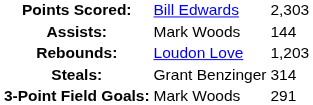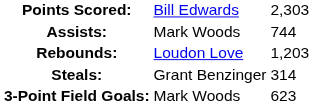(283, 31) 144 -> (283, 31) 744
(283, 96) 291 -> (283, 96) 623
